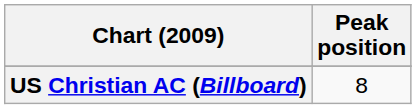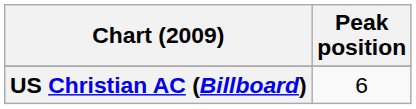(362, 84) 8 -> (362, 84) 6
